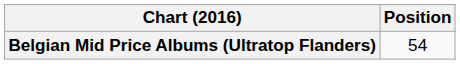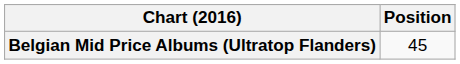(418, 45) 54 -> (418, 45) 45
